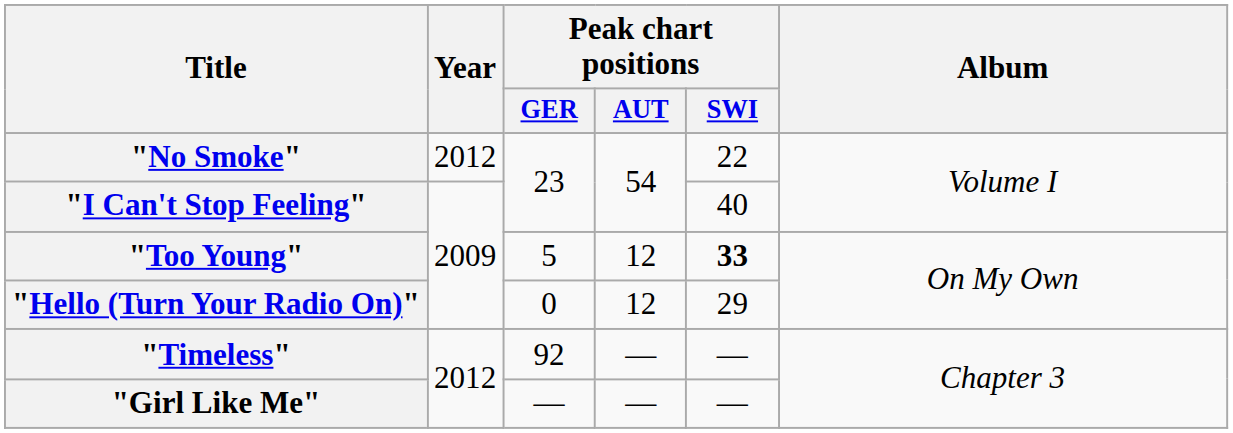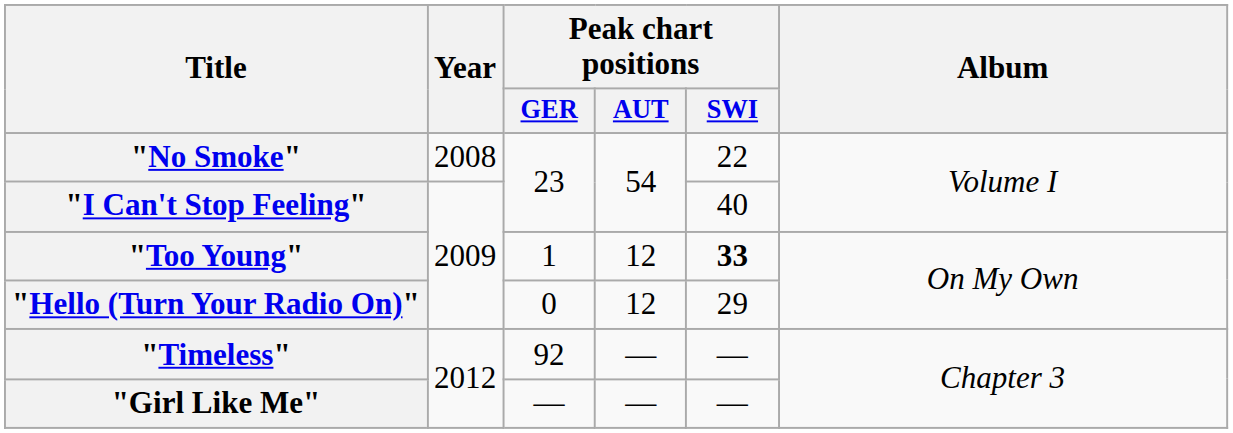(465, 156) 2012 -> (465, 156) 2008
(549, 255) 5 -> (549, 255) 1
